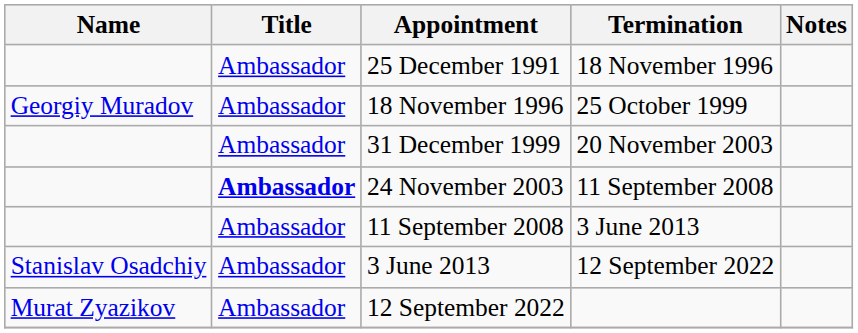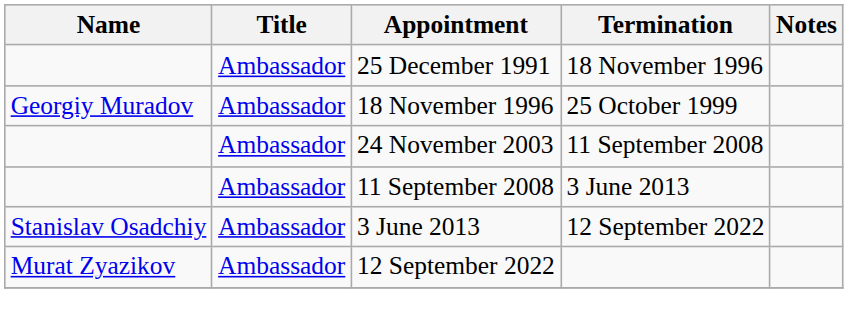- row: (464, 145)
(287, 186) bold -> (282, 145) normal
